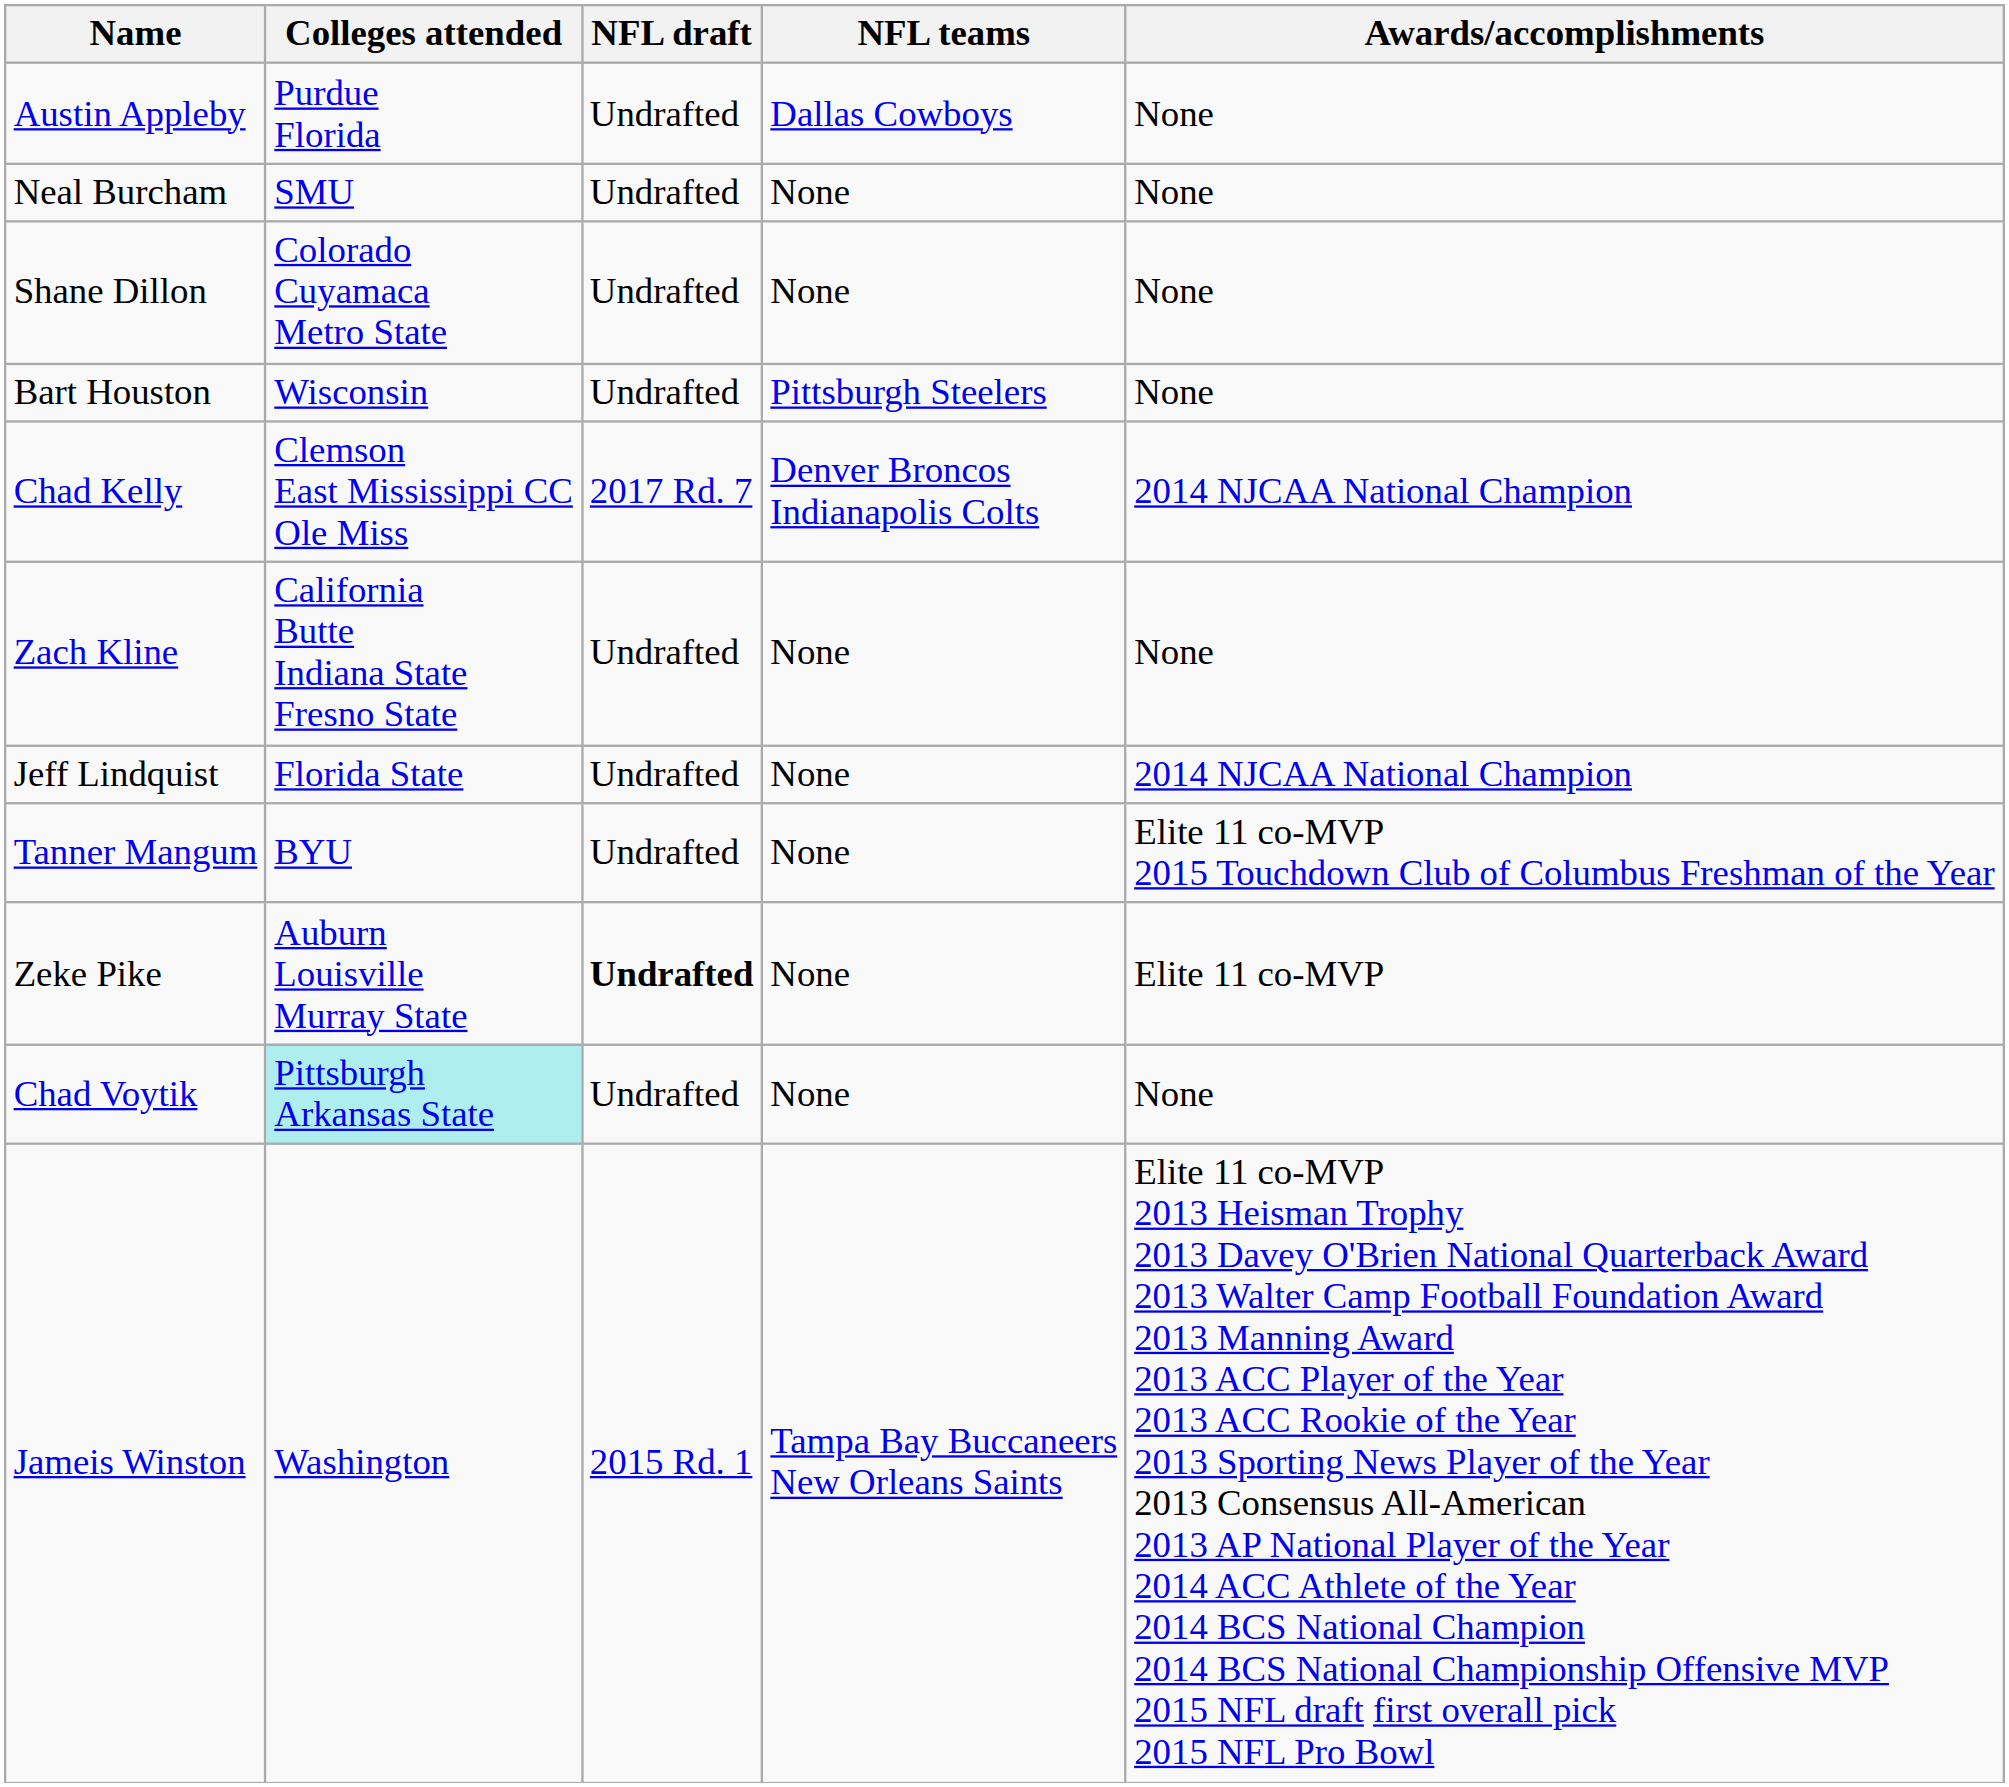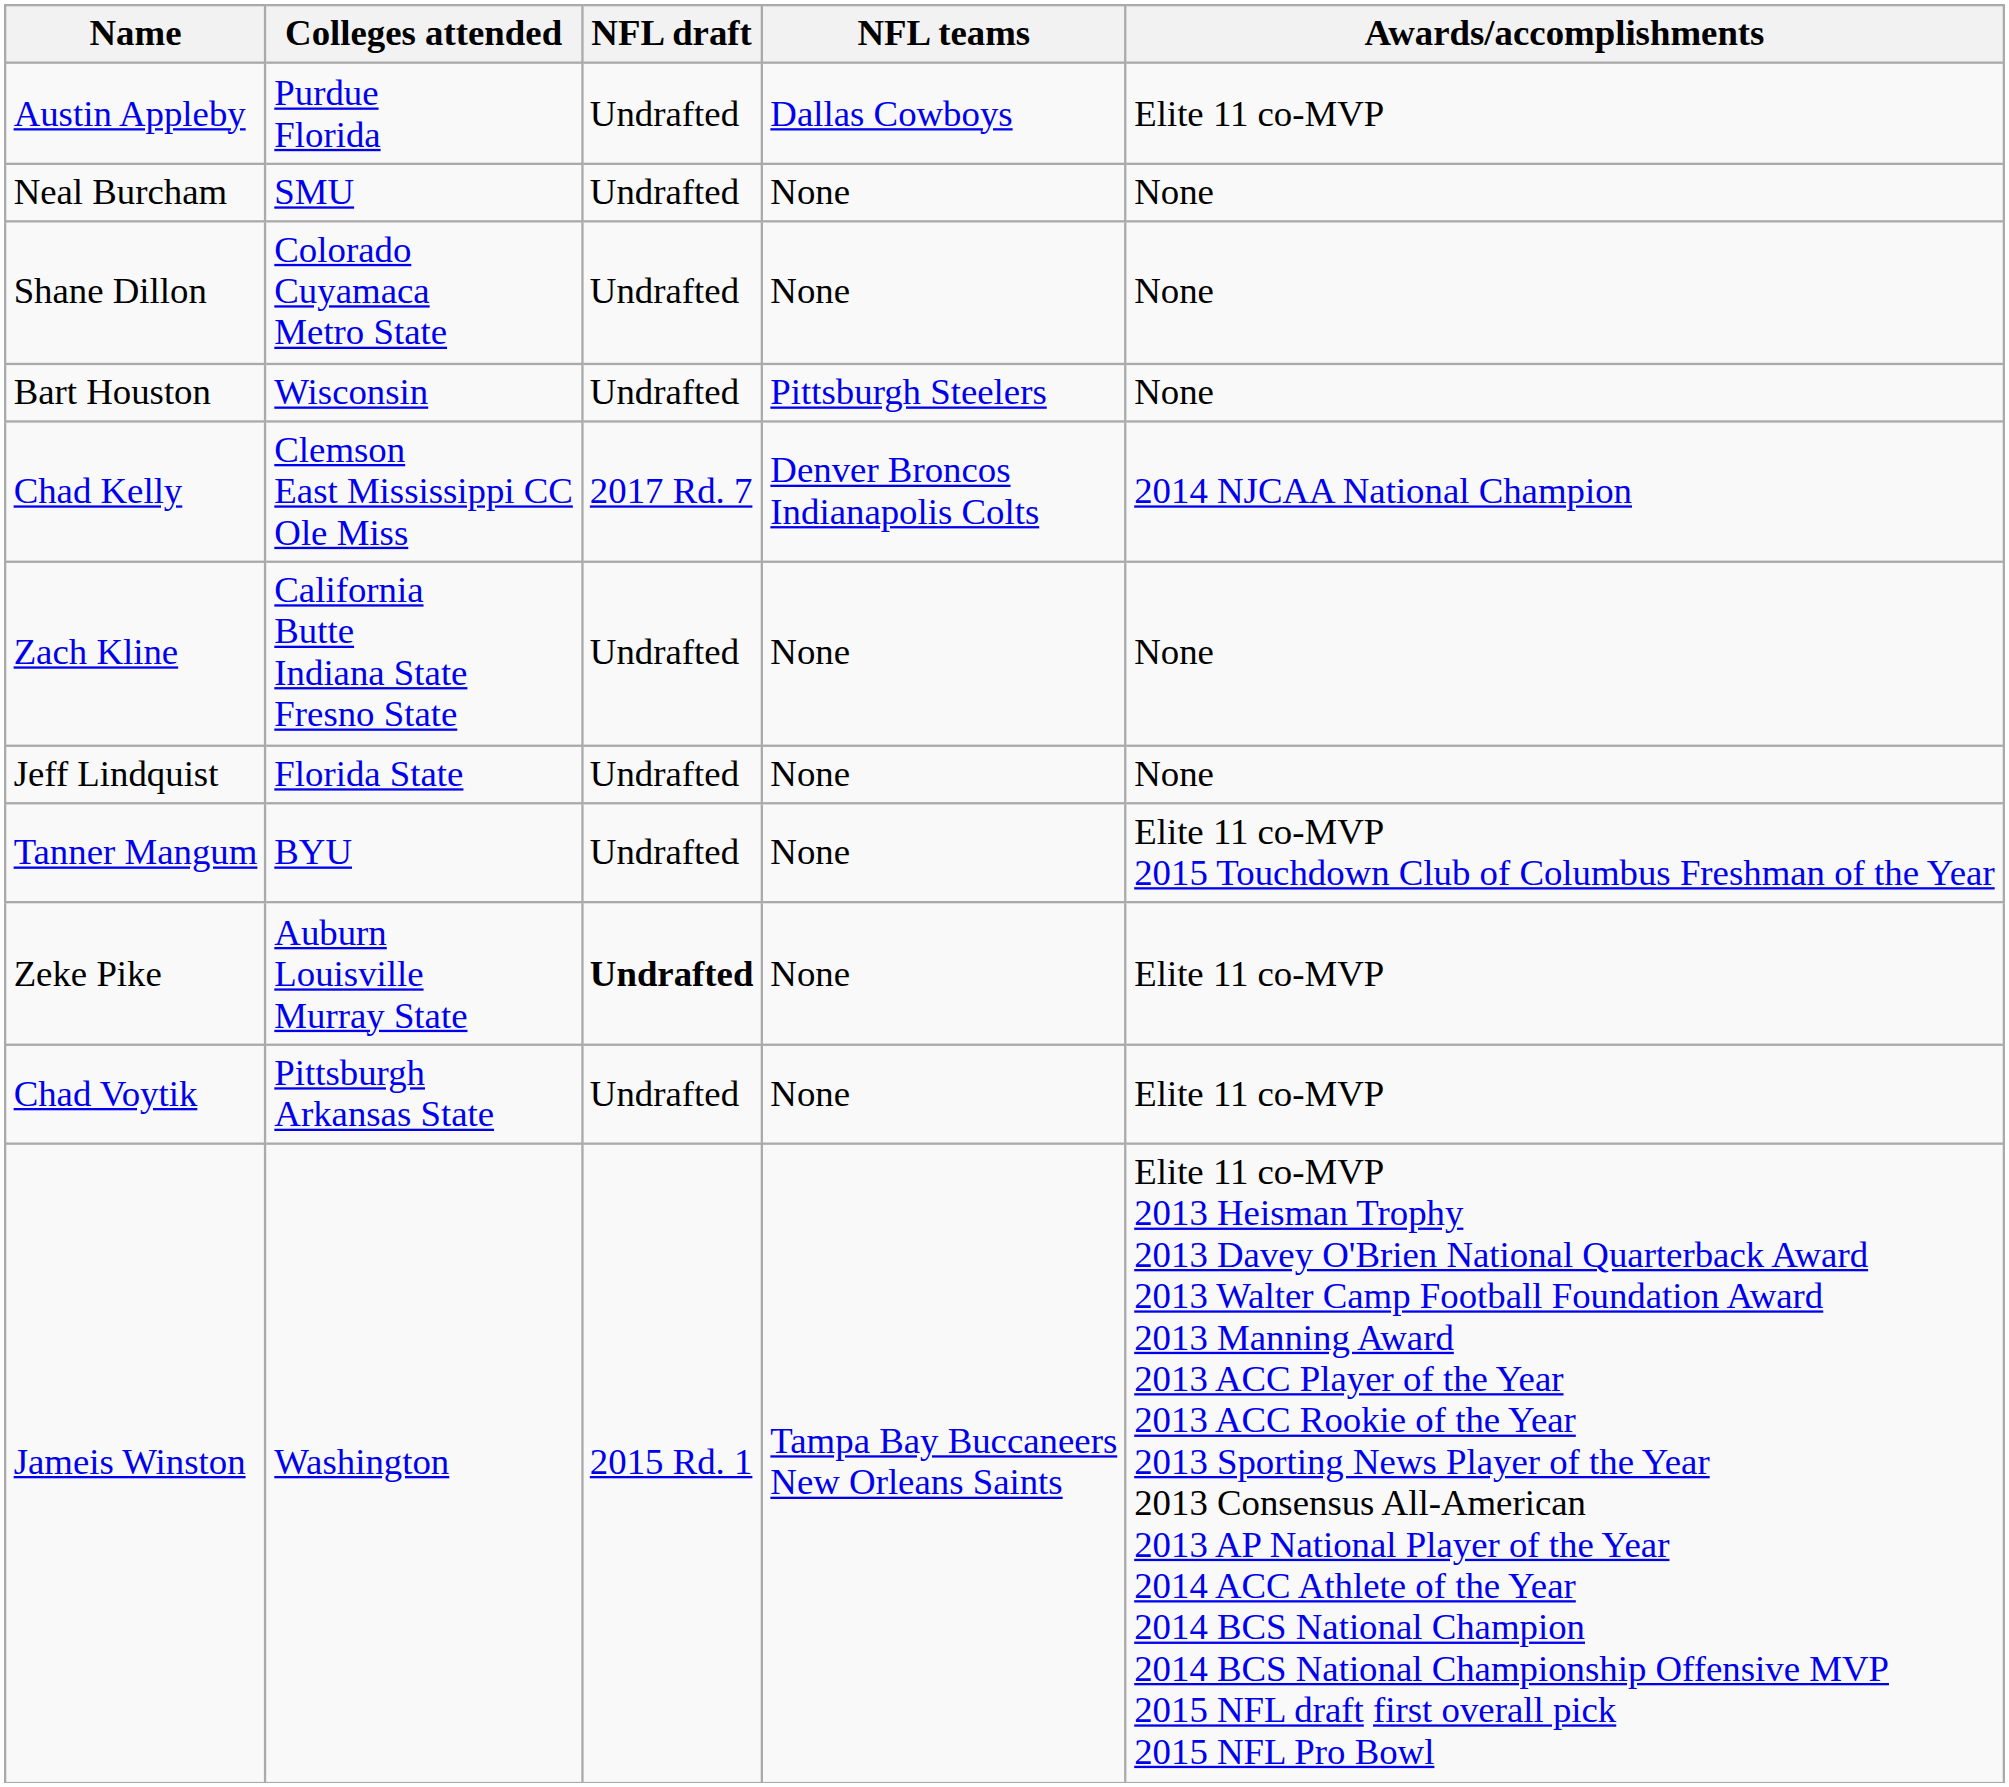(1174, 112) None -> (1259, 112) Elite 11 co-MVP
(1383, 773) 2014 NJCAA National Champion -> (1174, 773) None
(384, 1093) paleturquoise background -> (384, 1093) no background
(1174, 1093) None -> (1259, 1093) Elite 11 co-MVP
